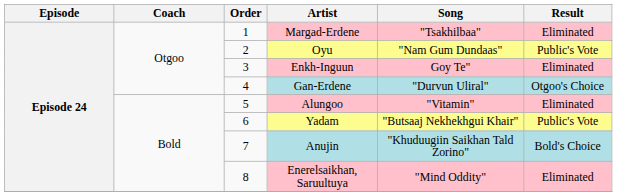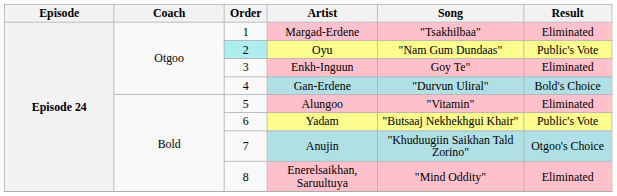(246, 49) no background -> (246, 49) paleturquoise background
(568, 86) Otgoo's Choice -> (568, 86) Bold's Choice
(568, 146) Bold's Choice -> (568, 146) Otgoo's Choice
